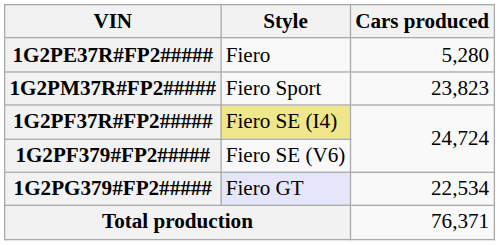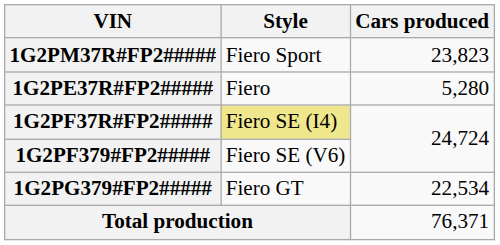rows swapped: (113, 54) <-> (113, 88)
(265, 188) lavender background -> (265, 188) no background
